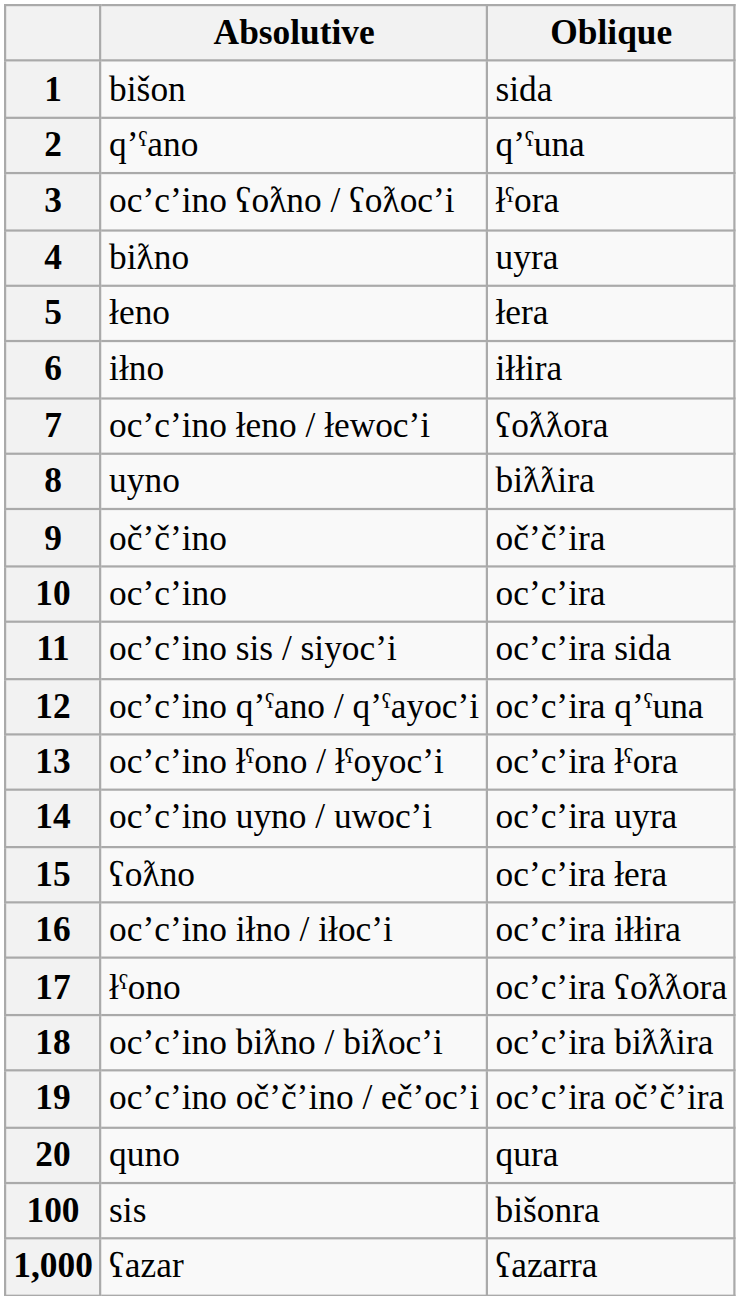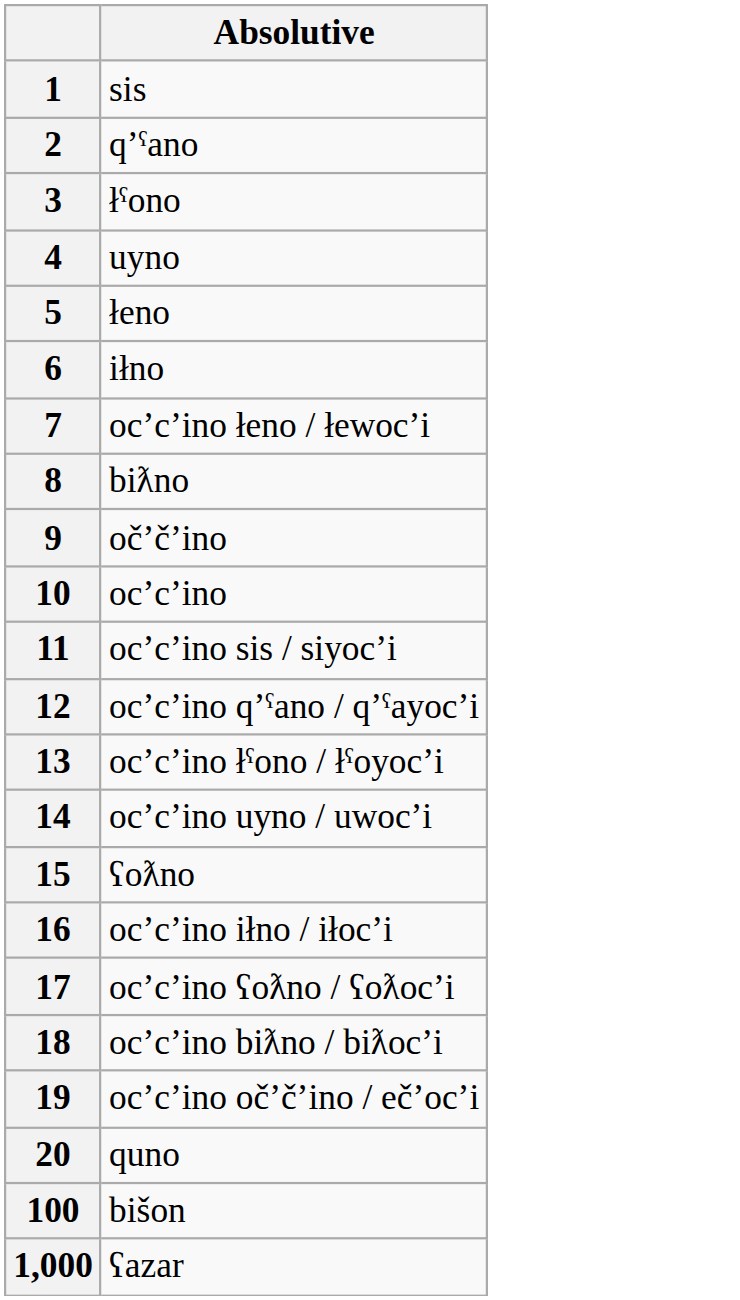- column: (611, 32)
(147, 88) bišon -> (128, 88) sis
(282, 200) ocʼcʼino ʕoƛno / ʕoƛocʼi -> (145, 200) łˤono
(149, 256) biƛno -> (144, 256) uyno
(144, 481) uyno -> (149, 481) biƛno
(145, 985) łˤono -> (282, 985) ocʼcʼino ʕoƛno / ʕoƛocʼi
(128, 1210) sis -> (147, 1210) bišon
